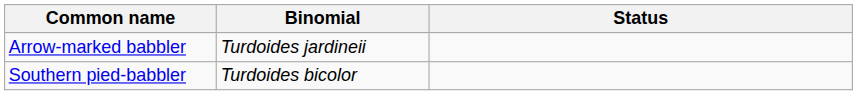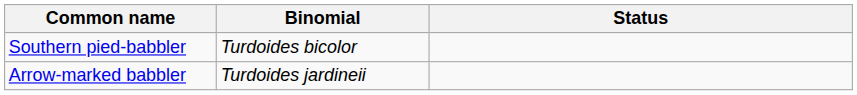rows swapped: (97, 47) <-> (97, 75)
